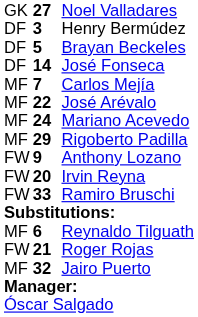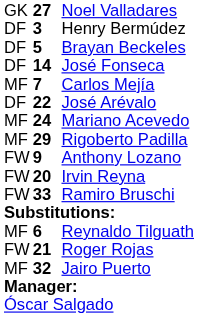(16, 102) MF -> (15, 102) DF
